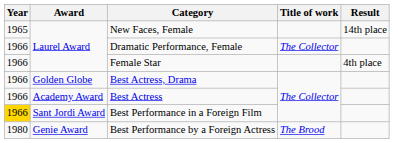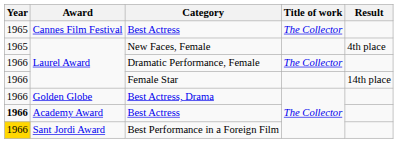+ row: (78, 29)
(365, 29) 14th place -> (366, 46) 4th place
(362, 63) 4th place -> (369, 79) 14th place
(17, 96) normal -> (17, 113) bold
- row: (60, 130)
